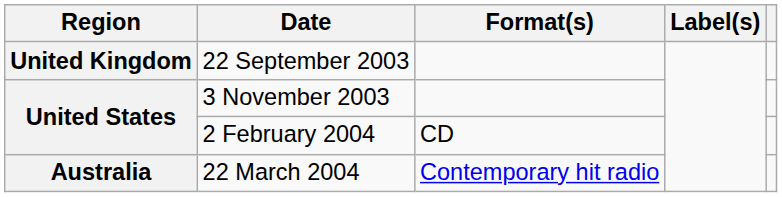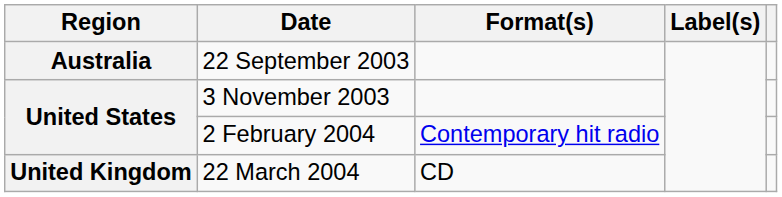(101, 60) United Kingdom -> (101, 60) Australia
(437, 135) CD -> (540, 135) Contemporary hit radio
(101, 172) Australia -> (101, 172) United Kingdom
(540, 172) Contemporary hit radio -> (437, 172) CD
